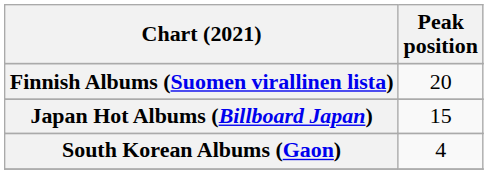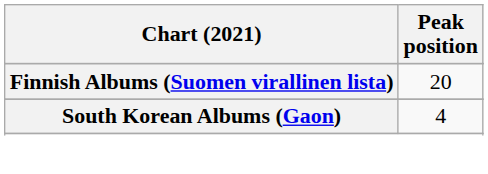- row: (202, 116)
